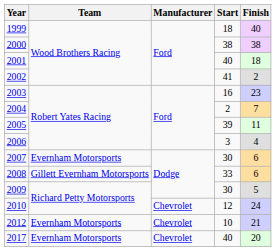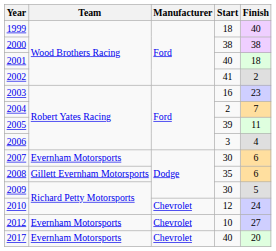(228, 174) 33 -> (228, 174) 35
(256, 222) 21 -> (256, 222) 27
